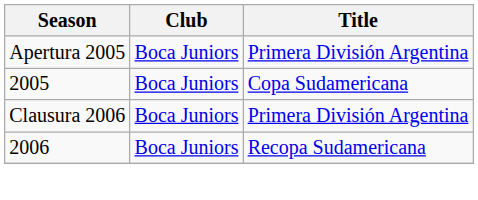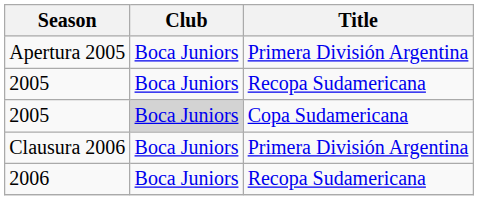+ row: (29, 83)
(186, 83) no background -> (186, 115) lightgrey background
